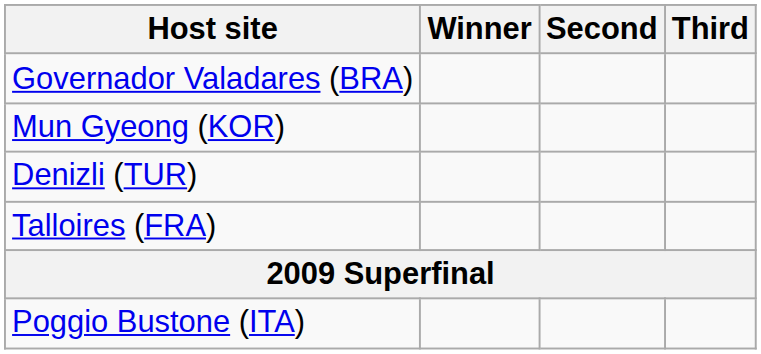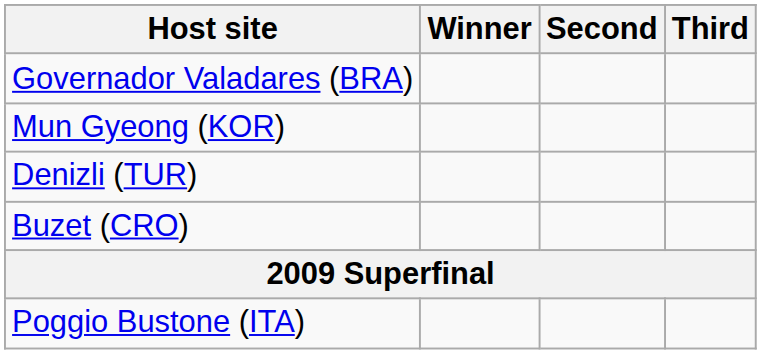- row: (114, 224)
+ row: (100, 224)
